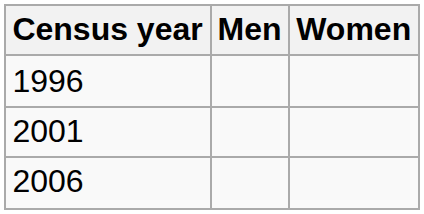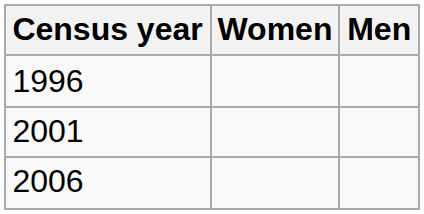columns swapped: (249, 29) <-> (354, 29)
